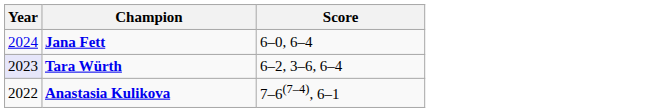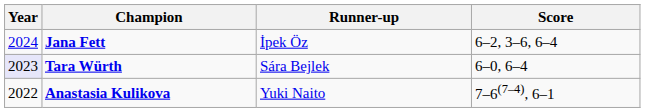+ column: (364, 17)
(286, 41) 6–0, 6–4 -> (516, 41) 6–2, 3–6, 6–4
(301, 66) 6–2, 3–6, 6–4 -> (501, 66) 6–0, 6–4
